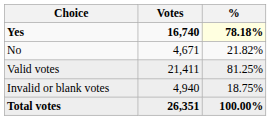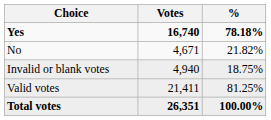(244, 32) lightyellow background -> (244, 32) no background
rows swapped: (33, 69) <-> (58, 87)
